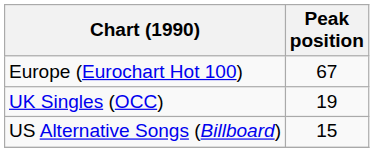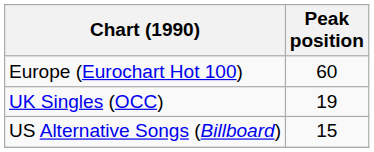(327, 71) 67 -> (327, 71) 60
